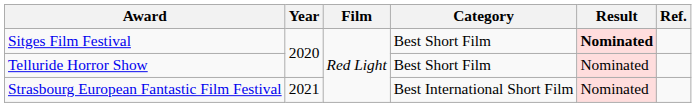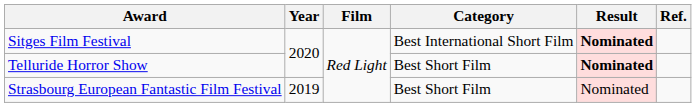(442, 41) Best Short Film -> (484, 41) Best International Short Film
(615, 65) normal -> (617, 65) bold
(304, 89) 2021 -> (304, 89) 2019
(484, 89) Best International Short Film -> (442, 89) Best Short Film
